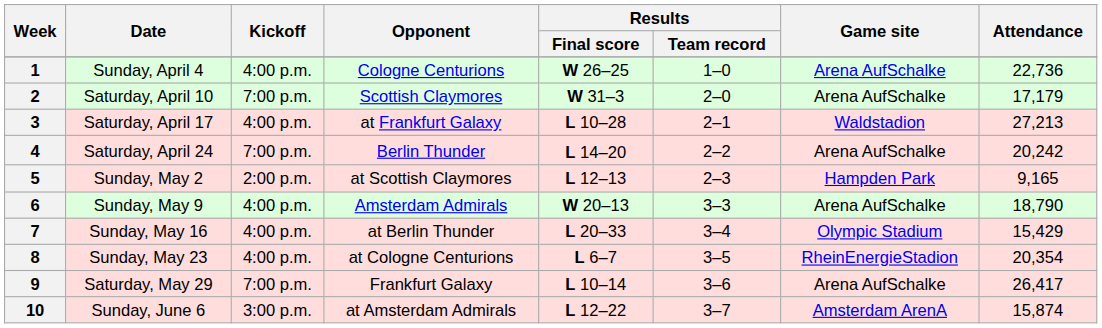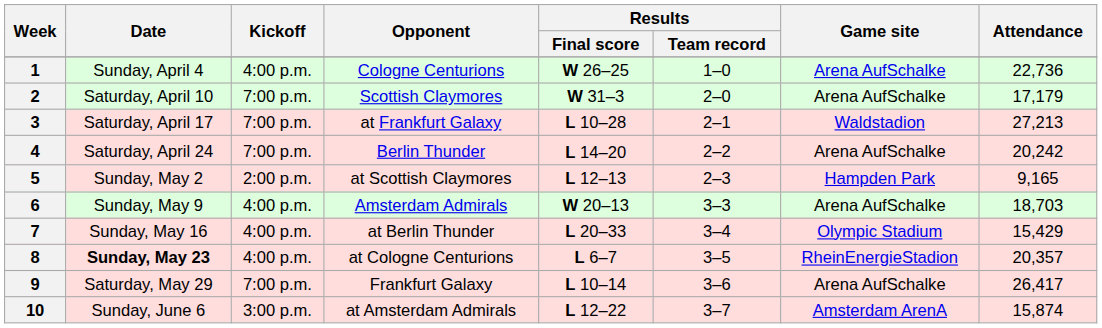(277, 123) 4:00 p.m. -> (277, 123) 7:00 p.m.
(1038, 205) 18,790 -> (1038, 205) 18,703
(148, 257) normal -> (148, 257) bold
(1038, 257) 20,354 -> (1038, 257) 20,357
